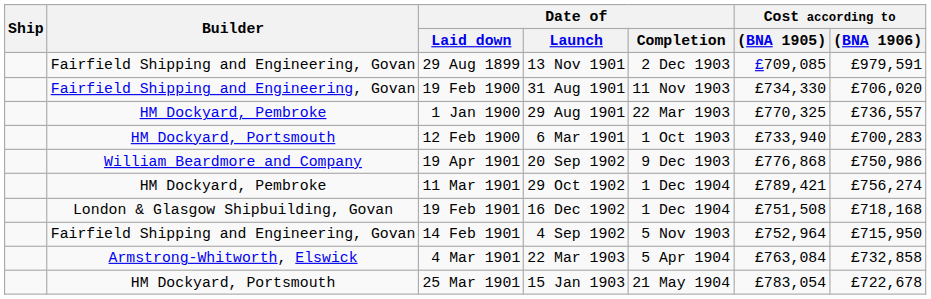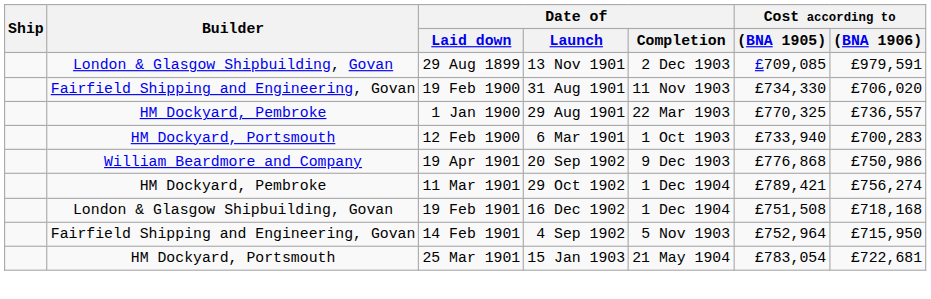(233, 65) Fairfield Shipping and Engineering, Govan -> (233, 65) London & Glasgow Shipbuilding, Govan
- row: (476, 258)
(887, 282) £722,678 -> (887, 258) £722,681
